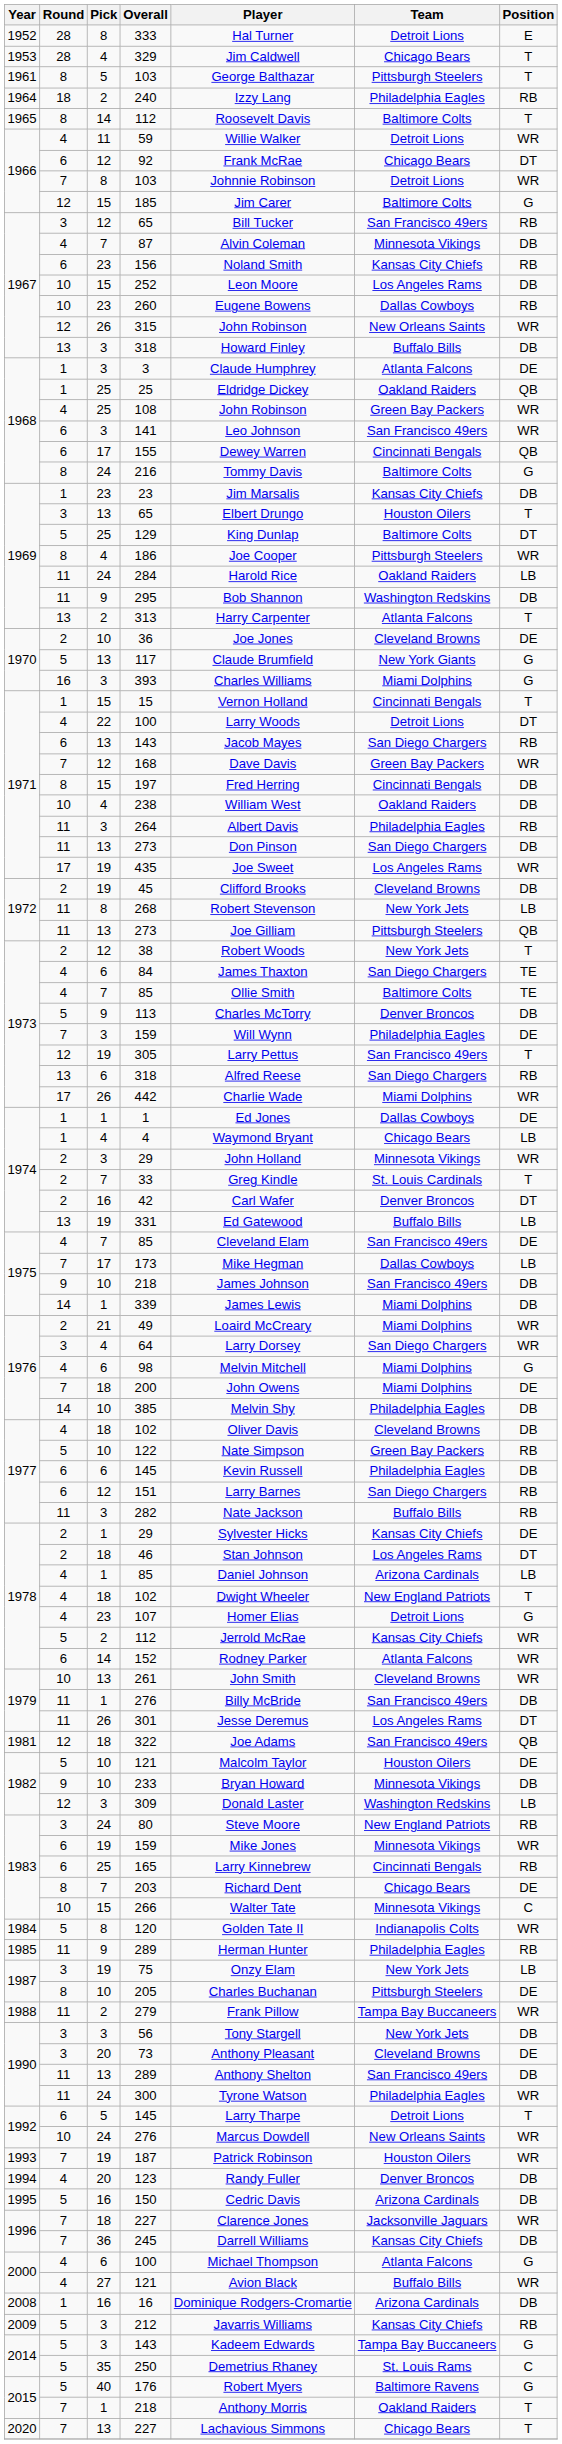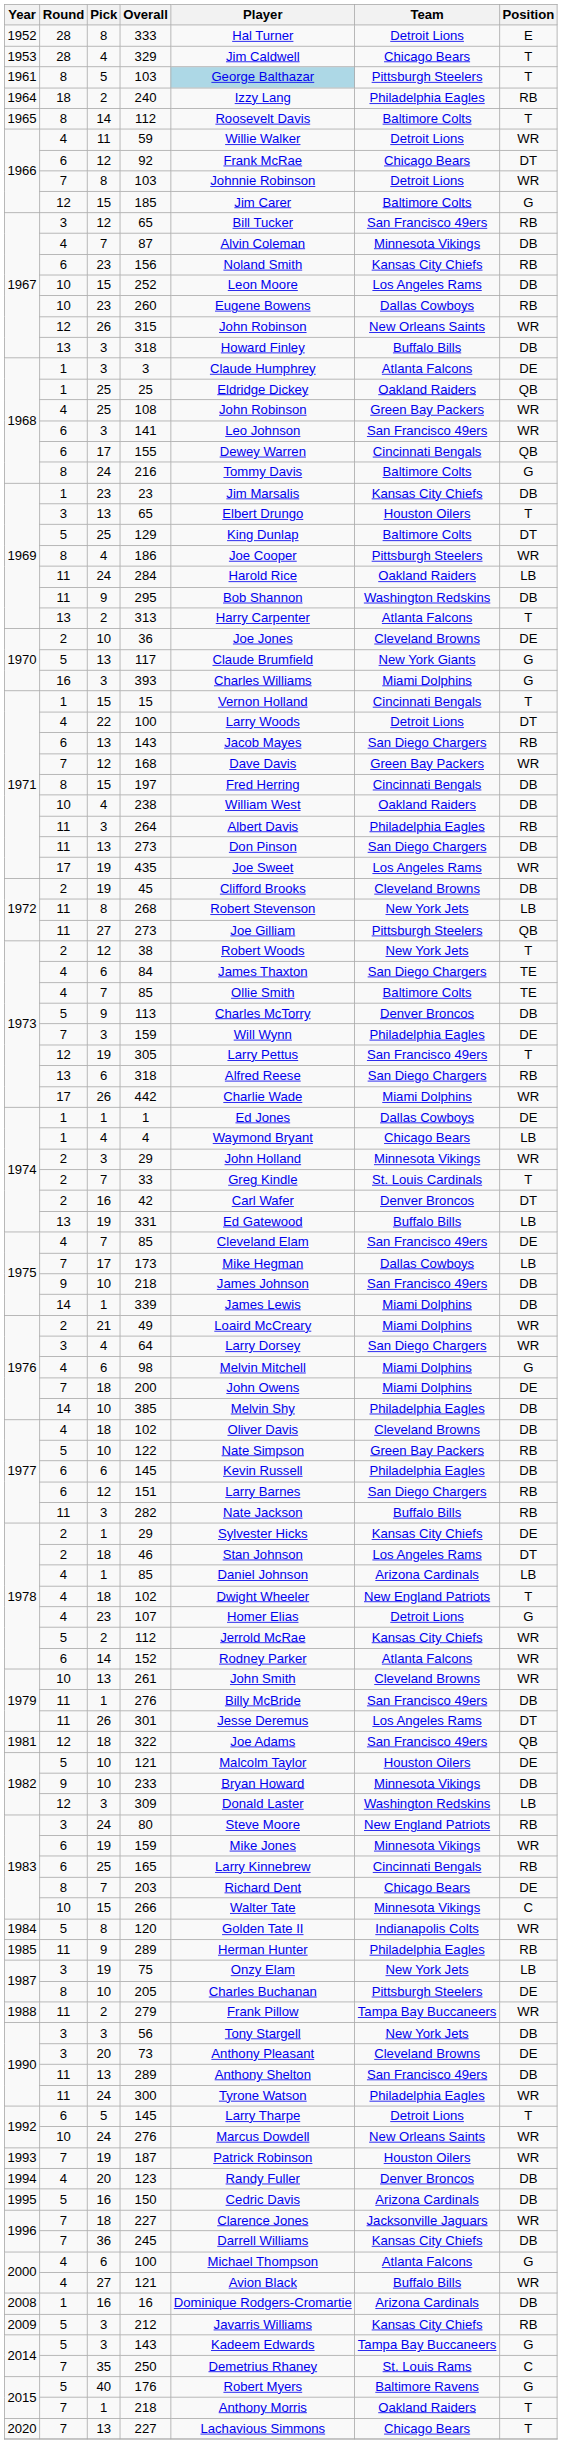(263, 77) no background -> (263, 77) lightblue background
(104, 930) 13 -> (104, 930) 27
(63, 2366) 5 -> (63, 2366) 7
